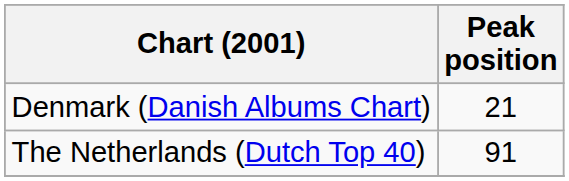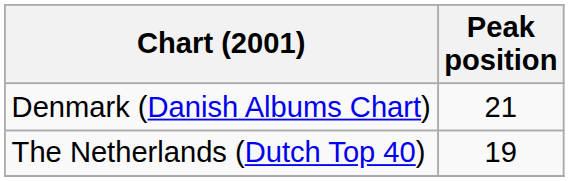(501, 152) 91 -> (501, 152) 19
